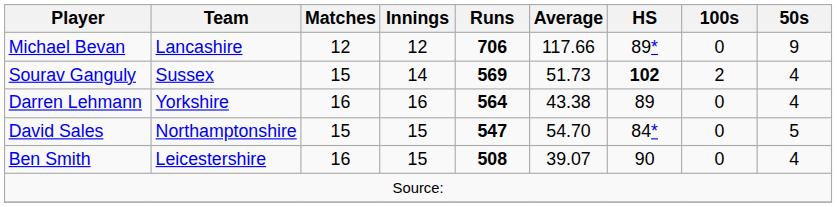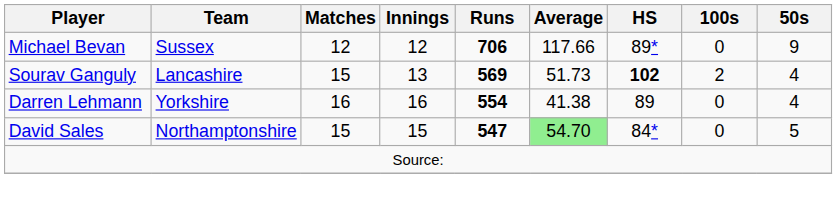(199, 46) Lancashire -> (185, 46) Sussex
(185, 74) Sussex -> (199, 74) Lancashire
(417, 74) 14 -> (417, 74) 13
(492, 103) 564 -> (492, 103) 554
(568, 103) 43.38 -> (568, 103) 41.38
(568, 131) no background -> (568, 131) lightgreen background
- row: (50, 159)
